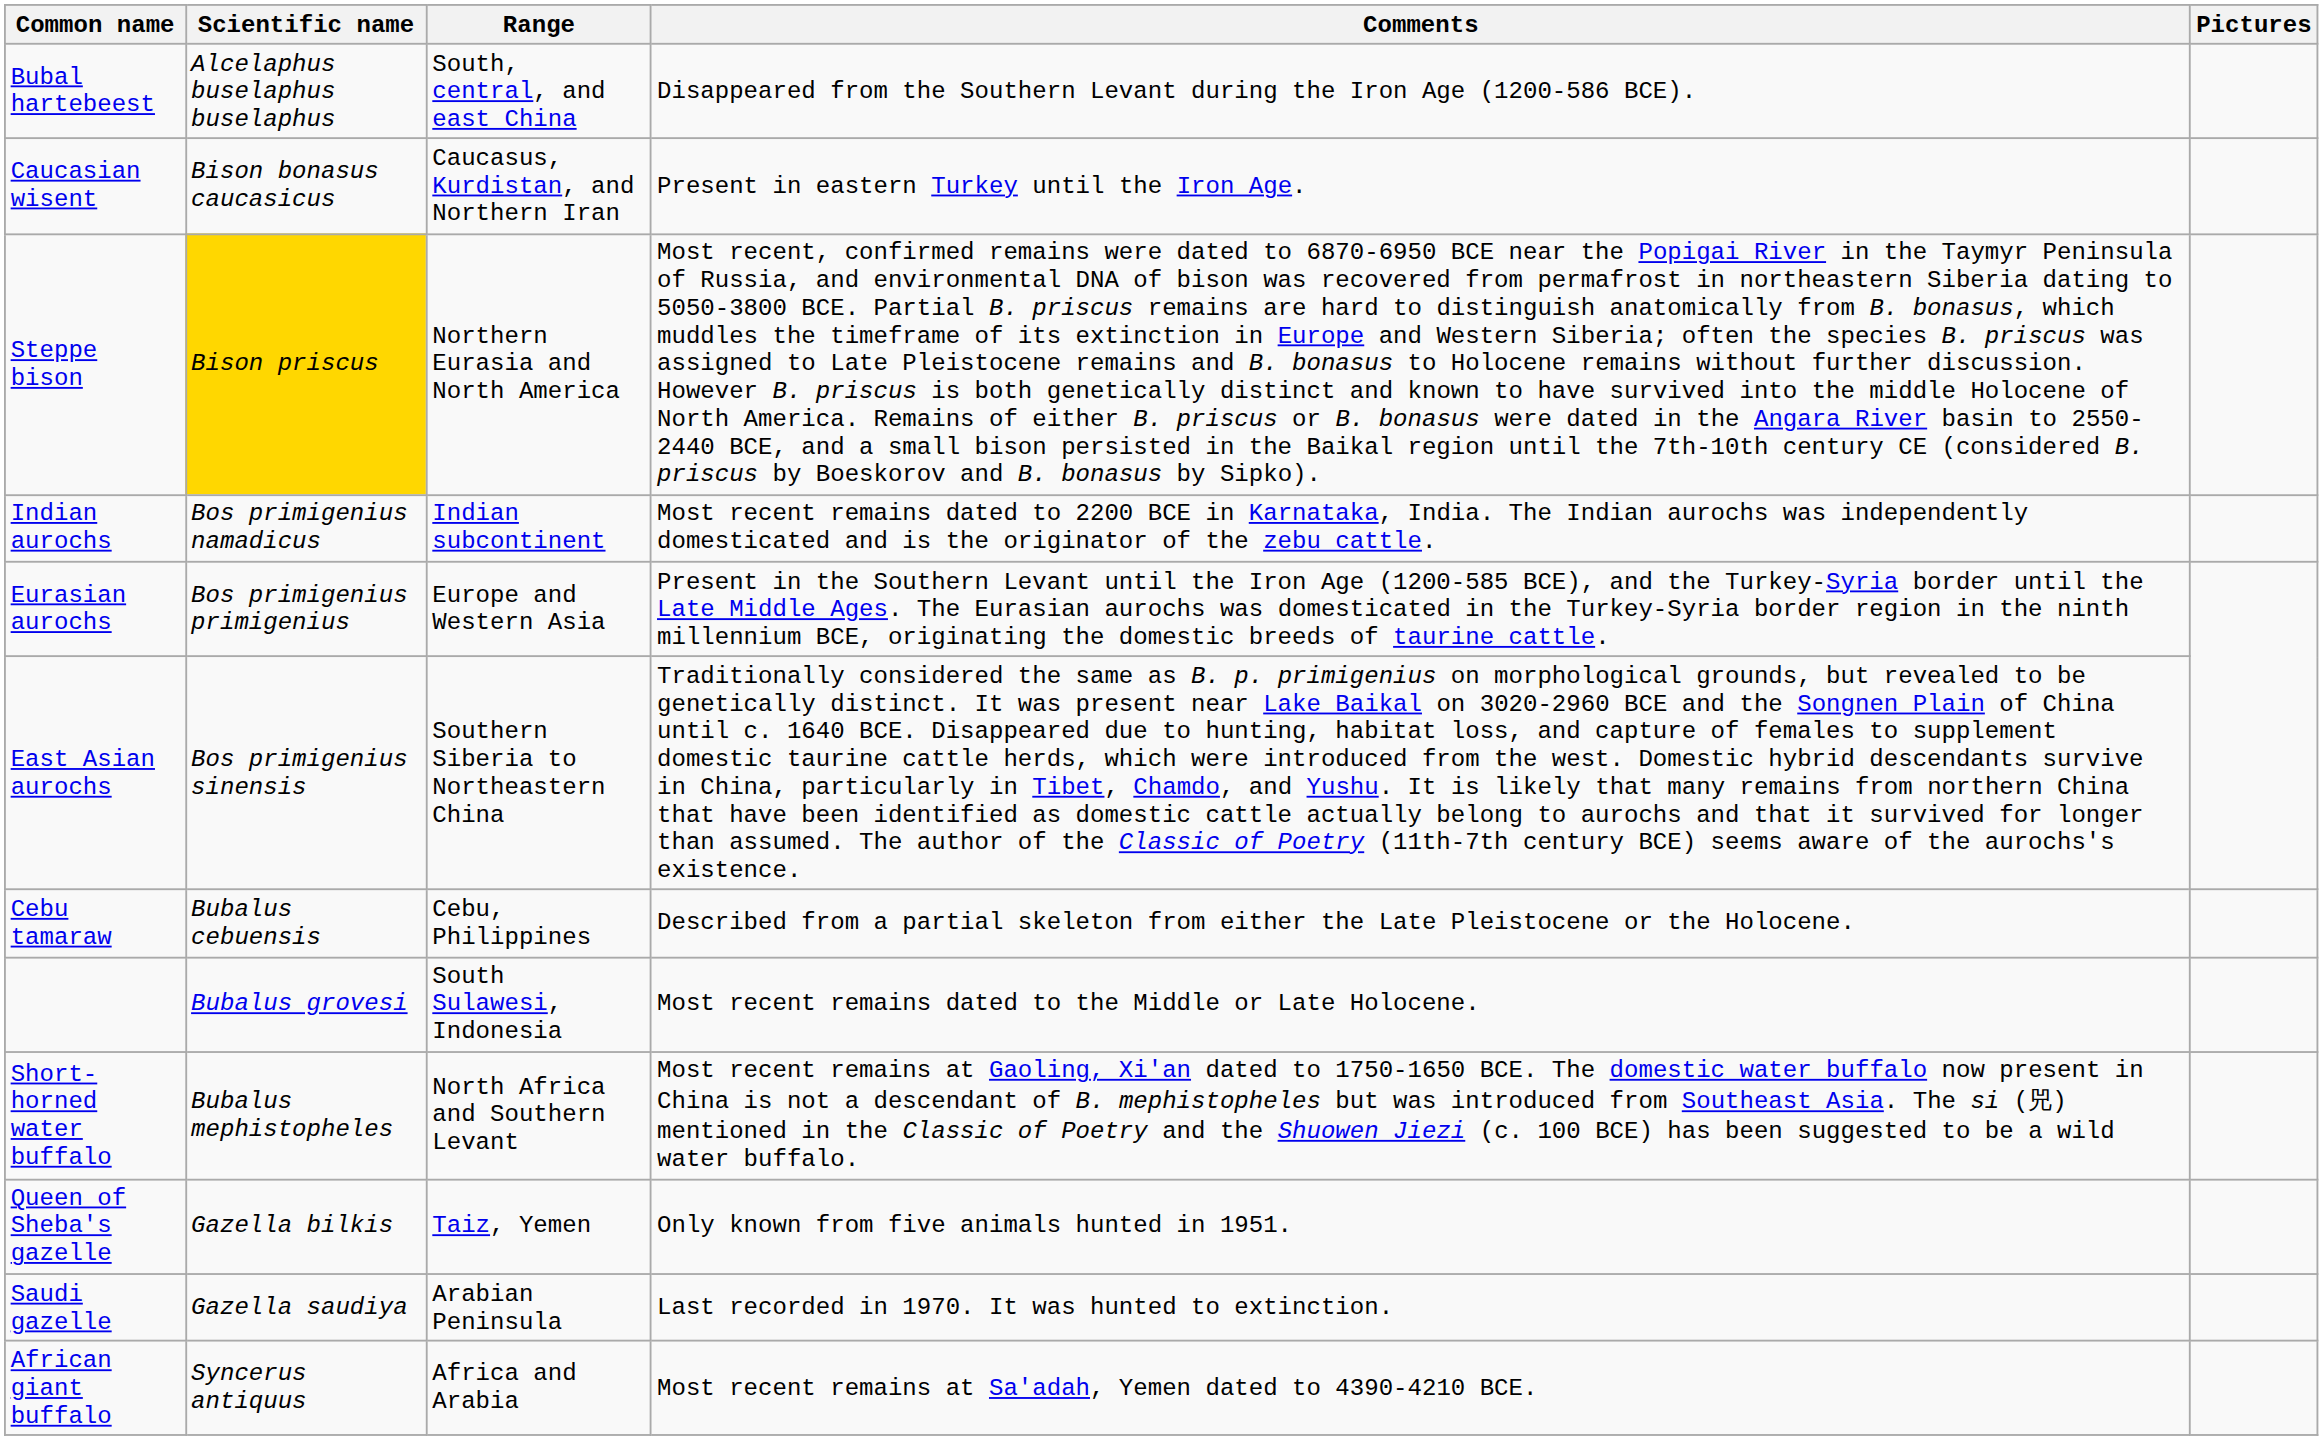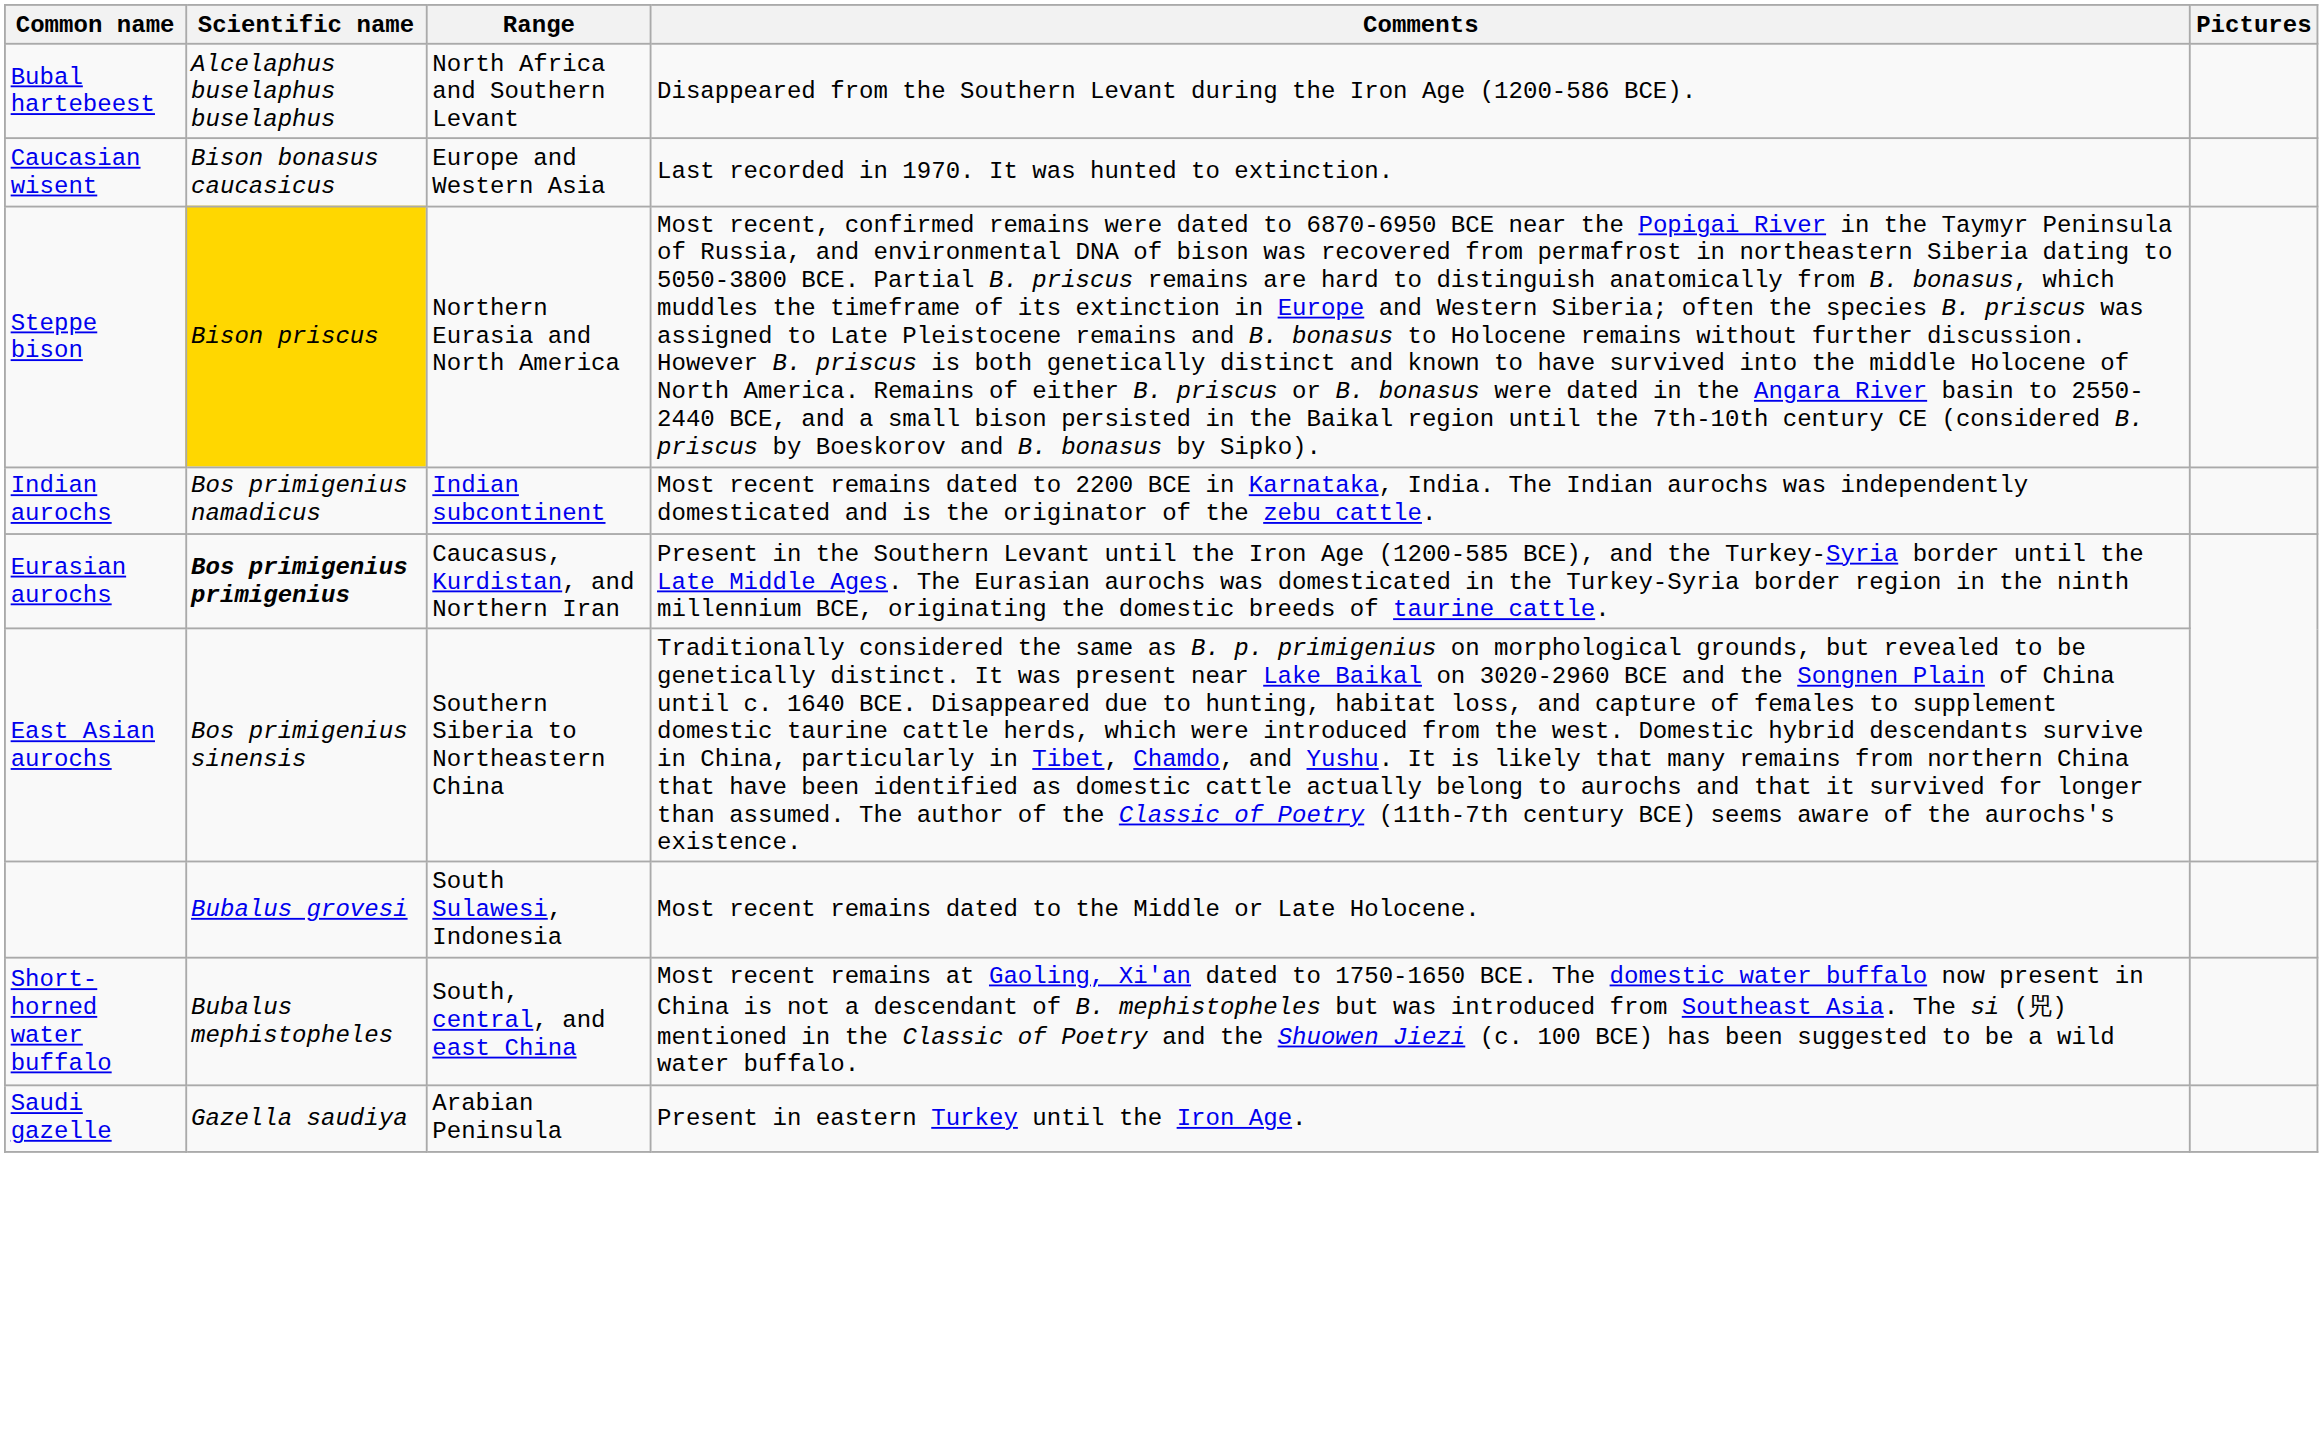(519, 91) South, central, and east China -> (519, 91) North Africa and Southern Levant
(533, 186) Caucasus, Kurdistan, and Northern Iran -> (519, 172) Europe and Western Asia
(982, 186) Present in eastern Turkey until the Iron Age. -> (1025, 172) Last recorded in 1970. It was hunted to extinction.
(299, 609) normal -> (299, 581) bold
(519, 609) Europe and Western Asia -> (533, 581) Caucasus, Kurdistan, and Northern Iran
- row: (61, 923)
(519, 1115) North Africa and Southern Levant -> (519, 1021) South, central, and east China
- row: (68, 1227)
(1025, 1308) Last recorded in 1970. It was hunted to extinction. -> (982, 1118) Present in eastern Turkey until the Iron Age.
- row: (61, 1388)
